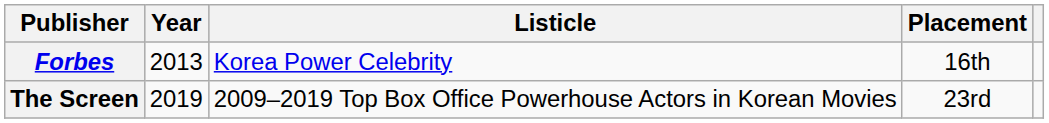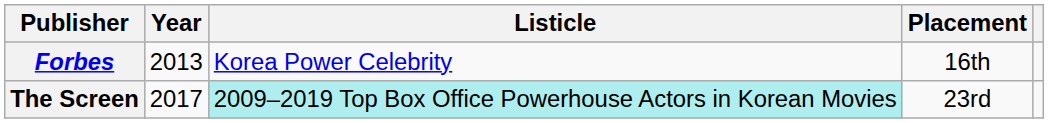(176, 99) 2019 -> (176, 99) 2017
(555, 99) no background -> (555, 99) paleturquoise background
